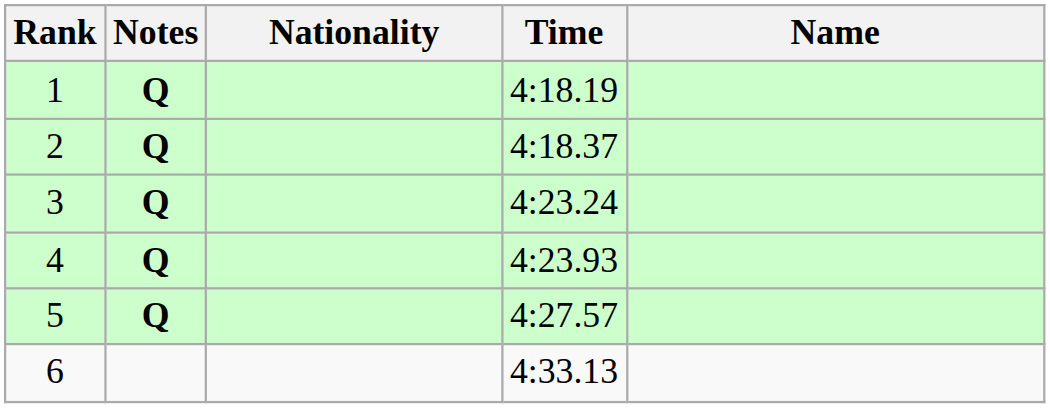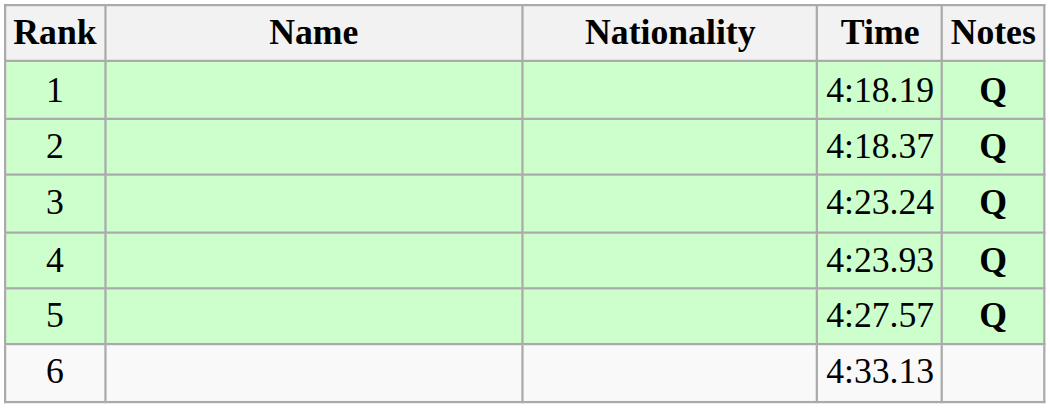columns swapped: (835, 32) <-> (156, 32)
